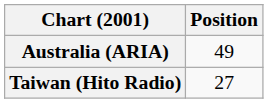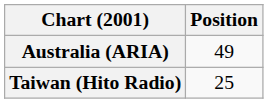(224, 82) 27 -> (224, 82) 25
